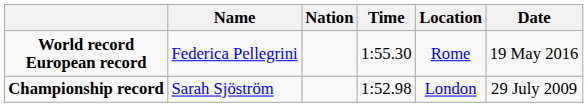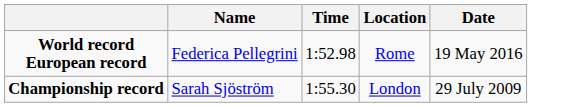- column: (329, 17)
(386, 53) 1:55.30 -> (331, 53) 1:52.98
(386, 89) 1:52.98 -> (331, 89) 1:55.30
